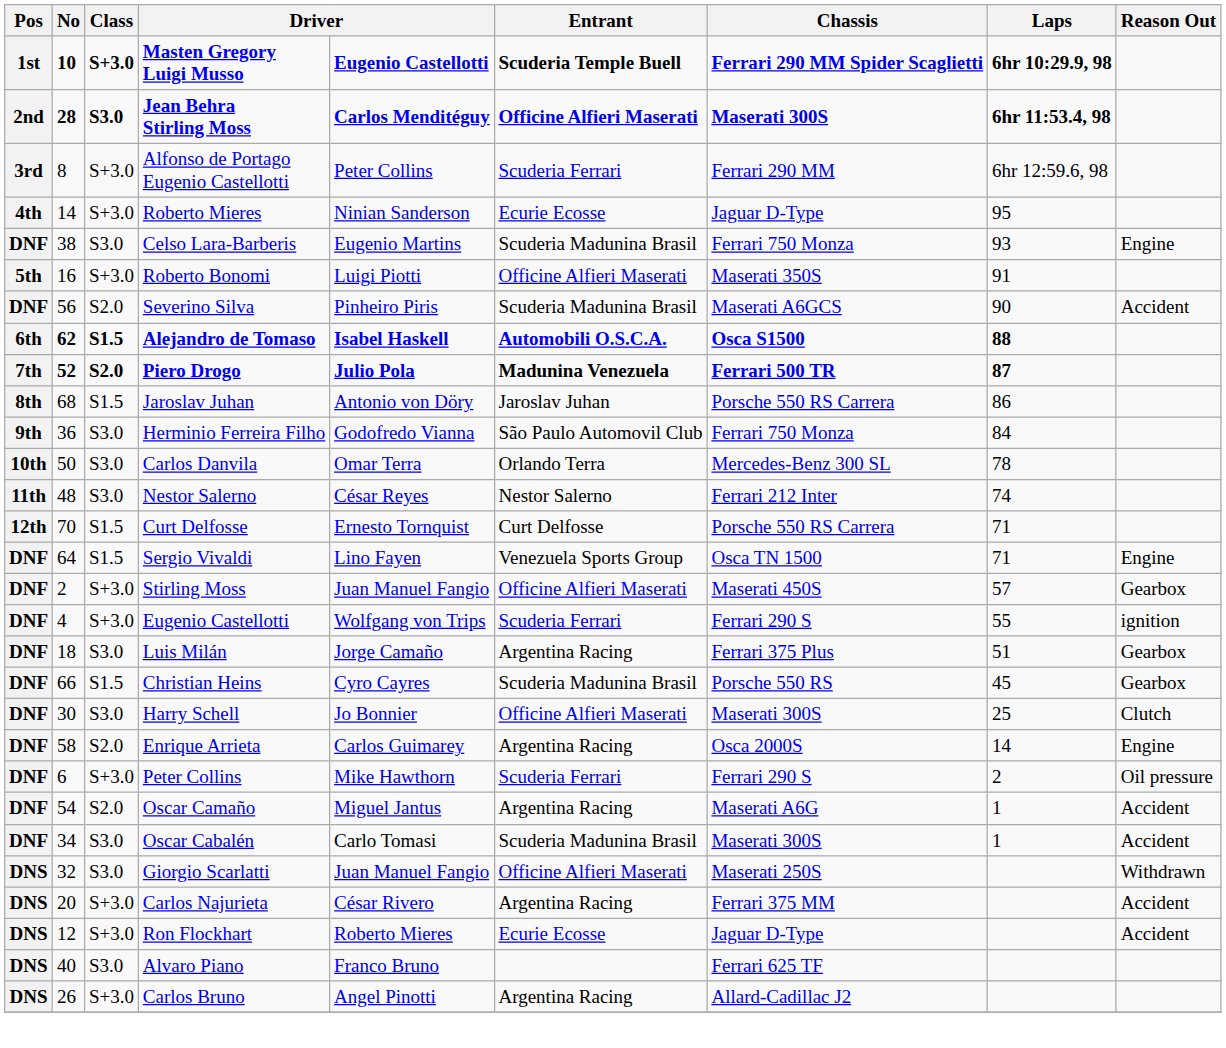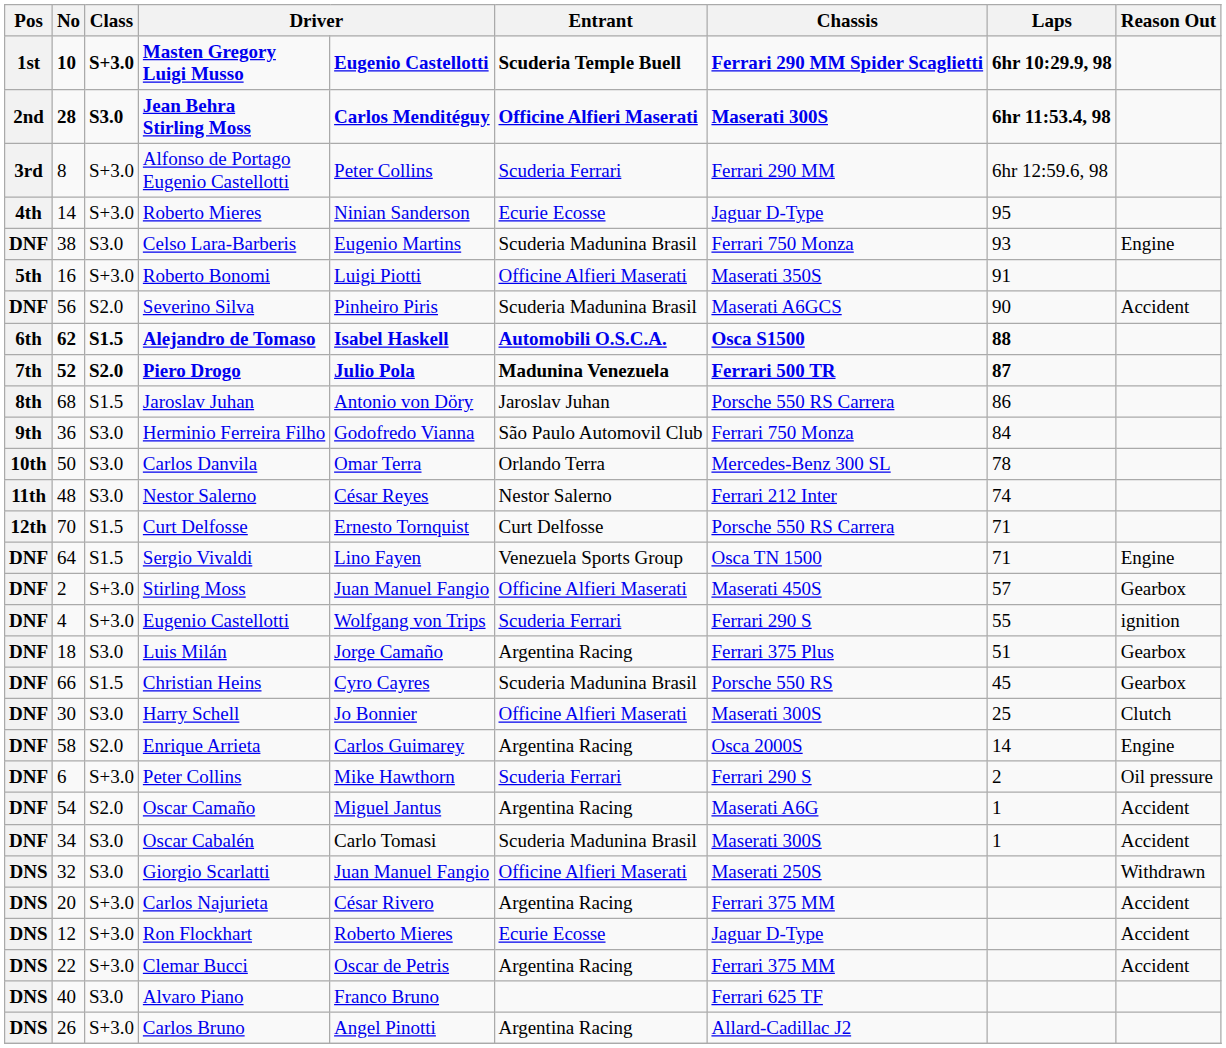+ row: (195, 965)
